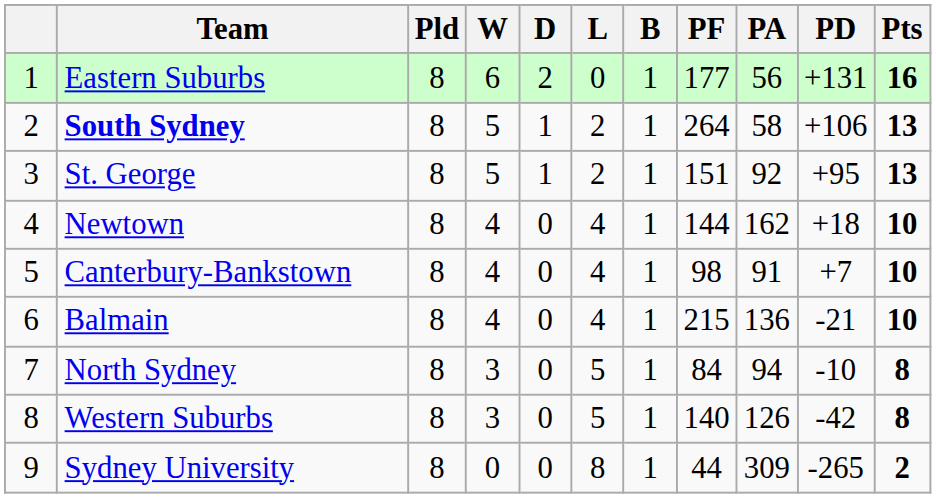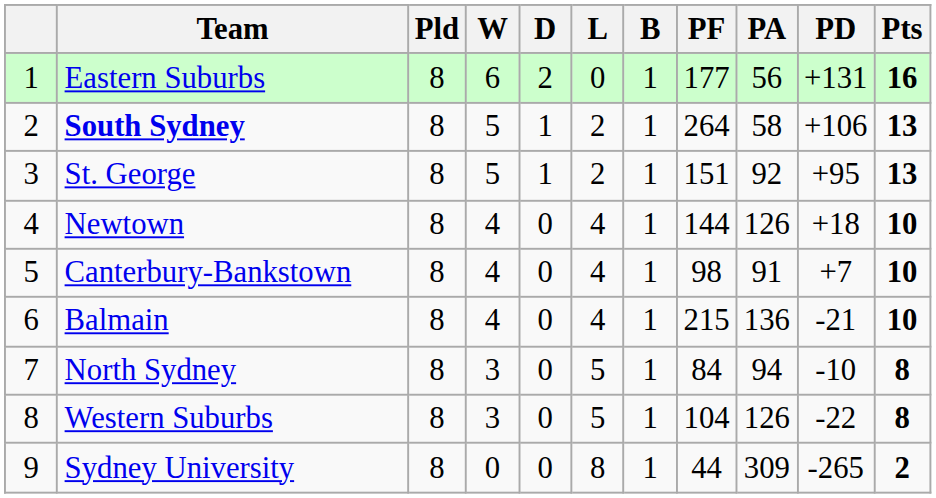(767, 223) 162 -> (767, 223) 126
(707, 418) 140 -> (707, 418) 104
(836, 418) -42 -> (836, 418) -22
